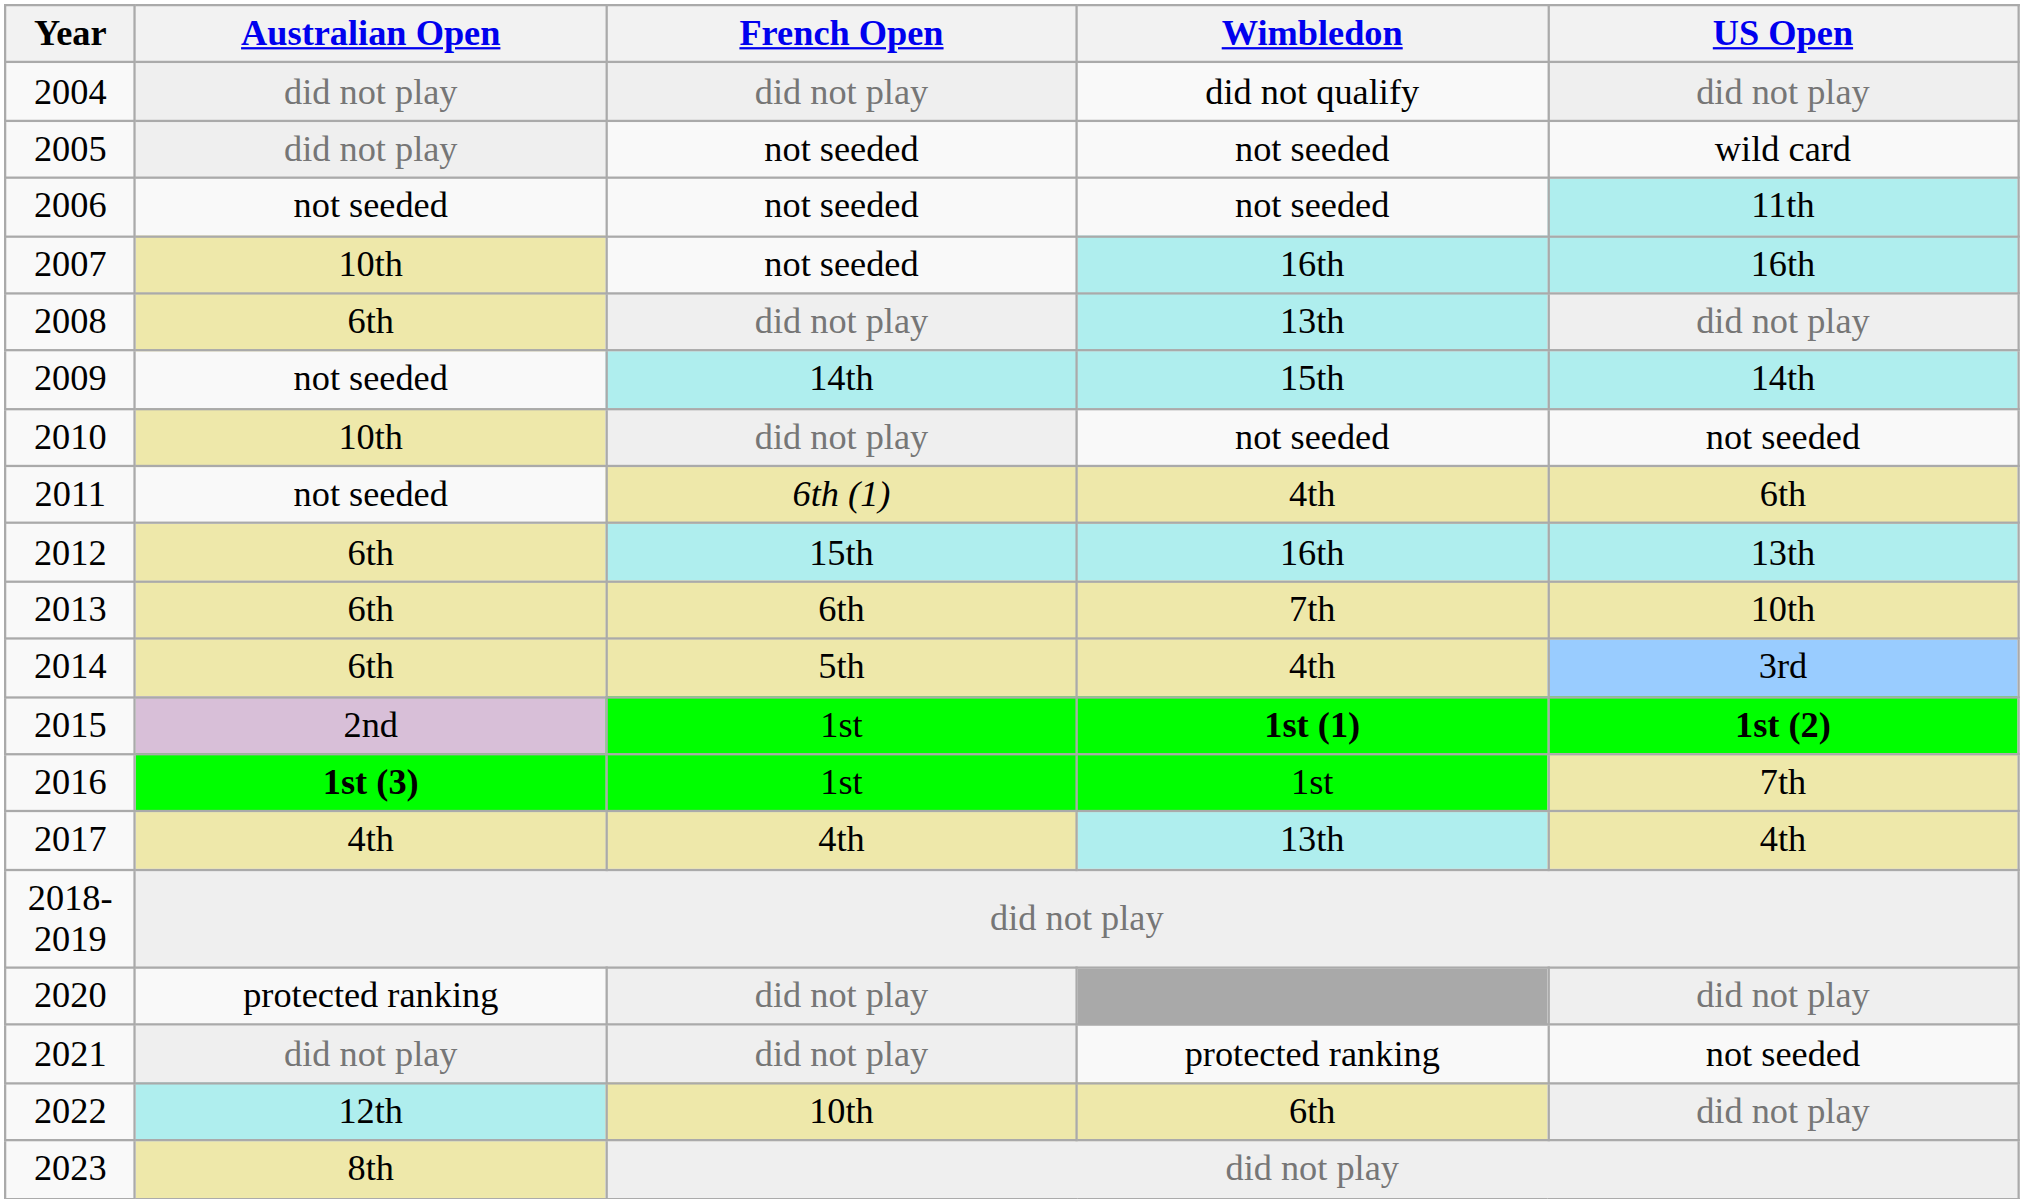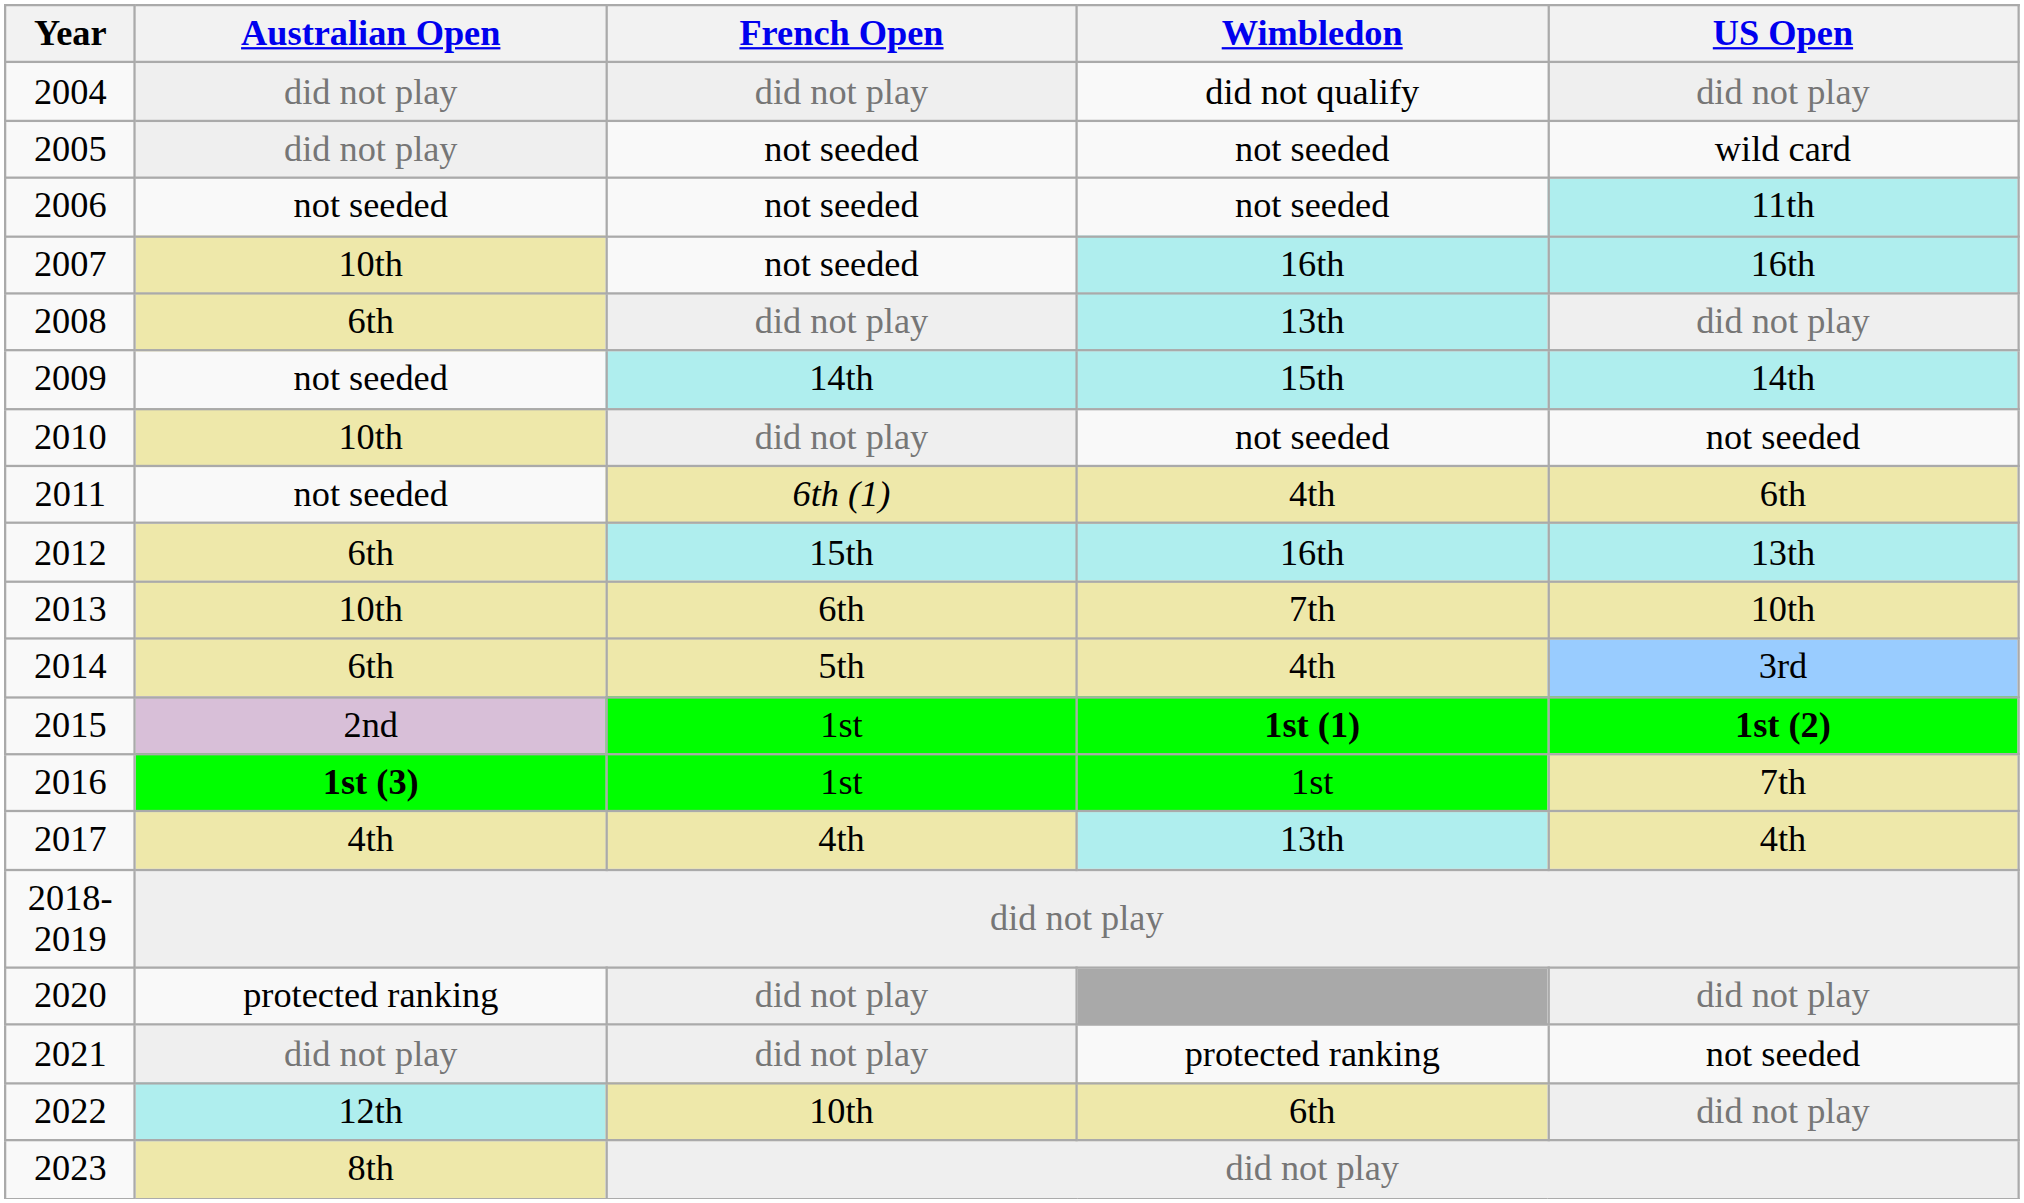(371, 609) 6th -> (371, 609) 10th
